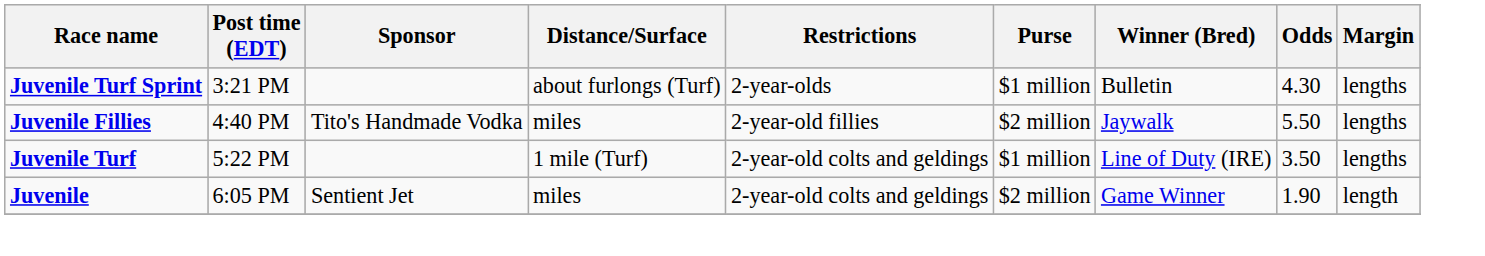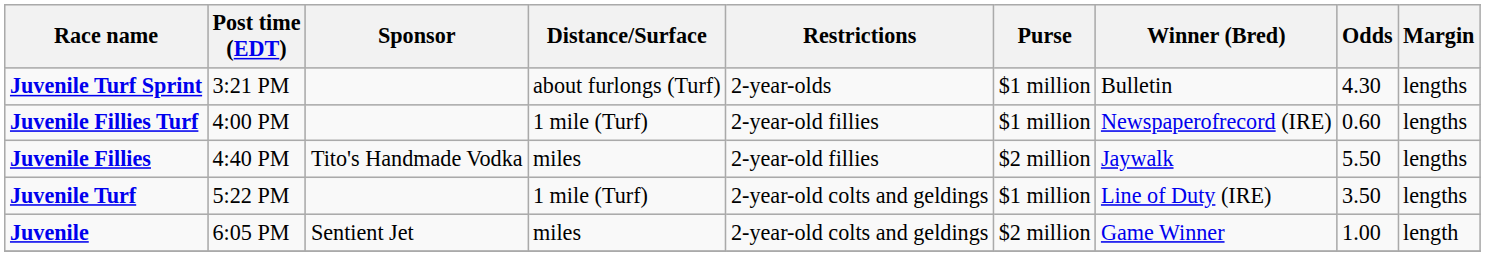+ row: (104, 122)
(1301, 195) 1.90 -> (1361, 232) 1.00
